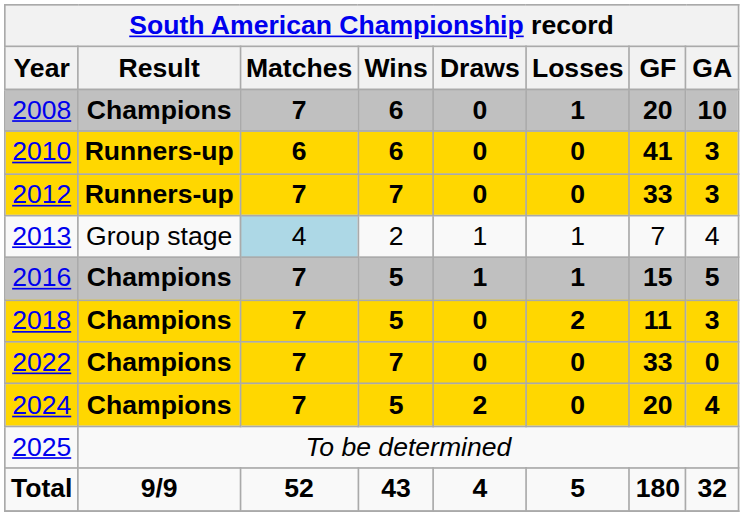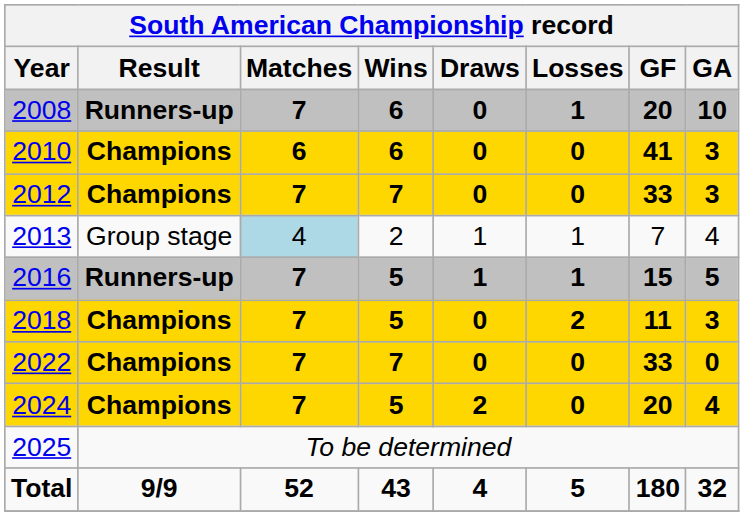(159, 109) Champions -> (159, 109) Runners-up
(159, 151) Runners-up -> (159, 151) Champions
(159, 194) Runners-up -> (159, 194) Champions
(159, 278) Champions -> (159, 278) Runners-up
